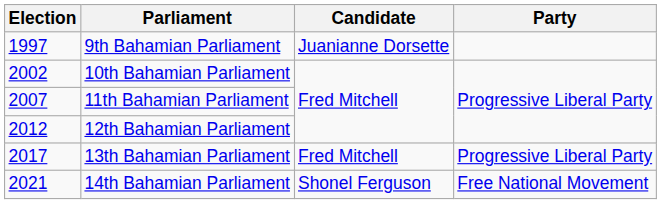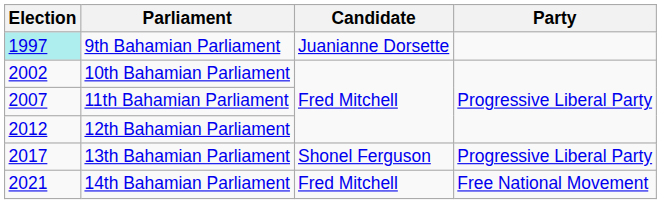(28, 45) no background -> (28, 45) paleturquoise background
(348, 156) Fred Mitchell -> (364, 156) Shonel Ferguson
(364, 184) Shonel Ferguson -> (348, 184) Fred Mitchell
